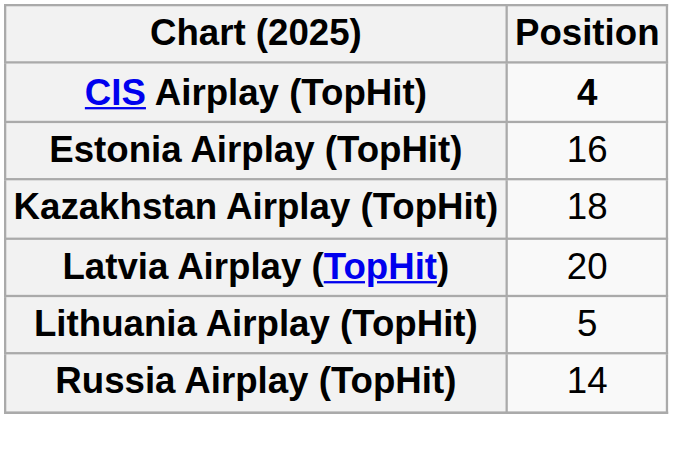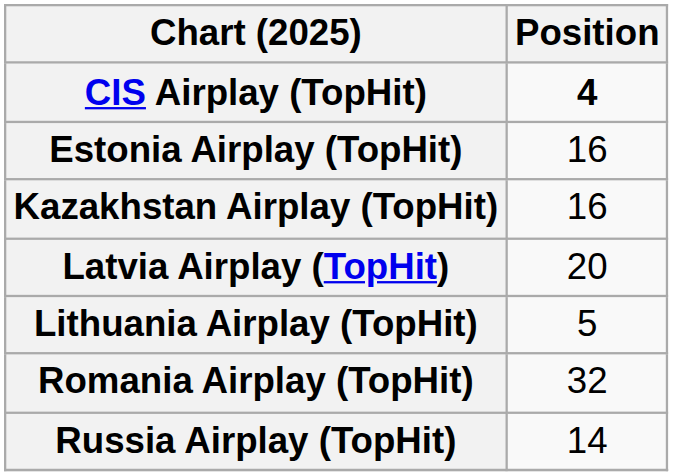(587, 207) 18 -> (587, 207) 16
+ row: (256, 382)
